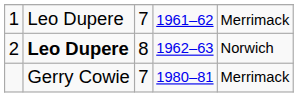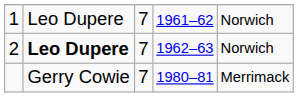(255, 19) Merrimack -> (247, 19) Norwich
(143, 48) 8 -> (143, 48) 7
